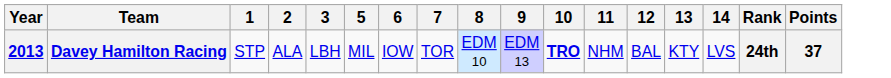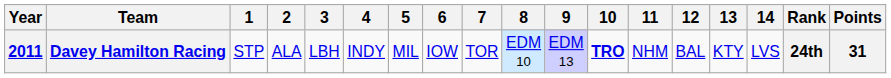+ column: (366, 17)
(26, 51) 2013 -> (25, 51) 2011
(813, 51) 37 -> (858, 51) 31
